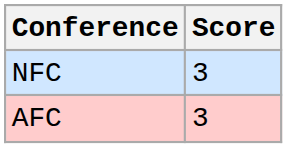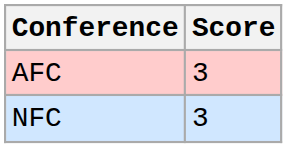rows swapped: (37, 118) <-> (37, 73)
